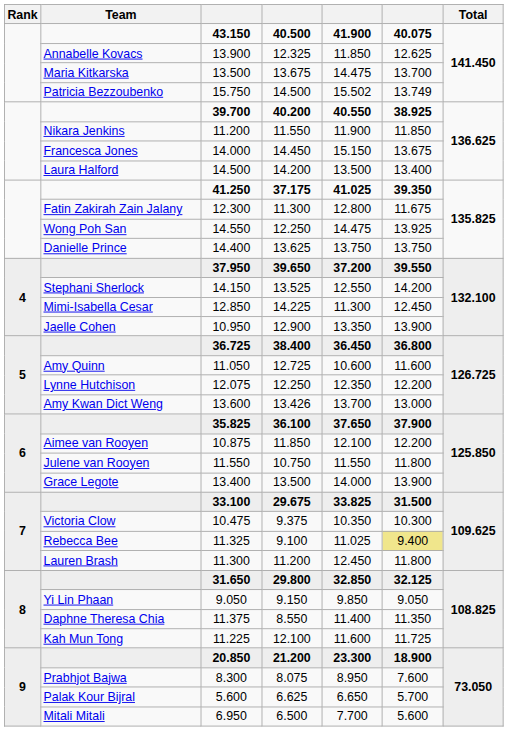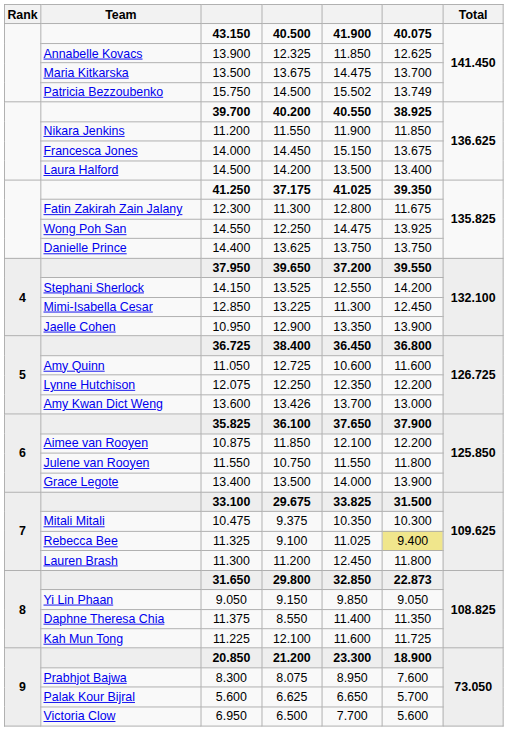(292, 306) 14.225 -> (292, 306) 13.225
(79, 521) Victoria Clow -> (74, 521) Mitali Mitali
(413, 580) 32.125 -> (413, 580) 22.873
(74, 716) Mitali Mitali -> (79, 716) Victoria Clow
